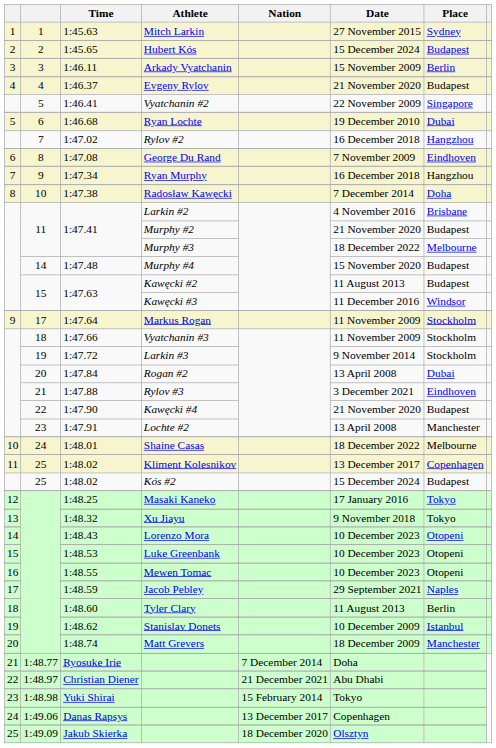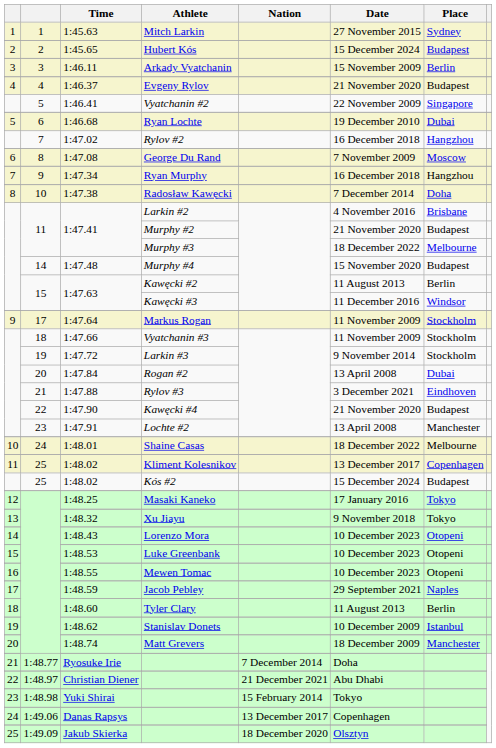(451, 157) Eindhoven -> (446, 157) Moscow
(448, 283) Budapest -> (441, 283) Berlin
